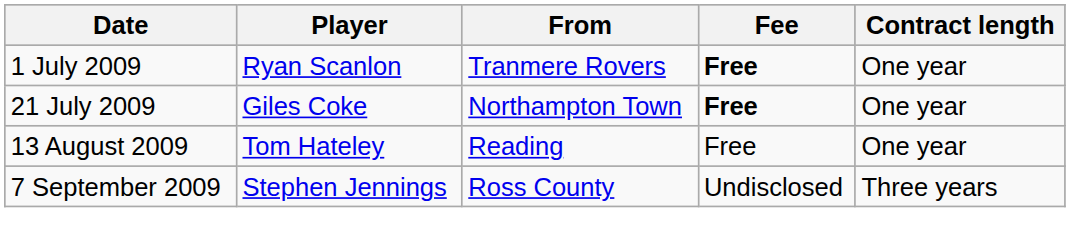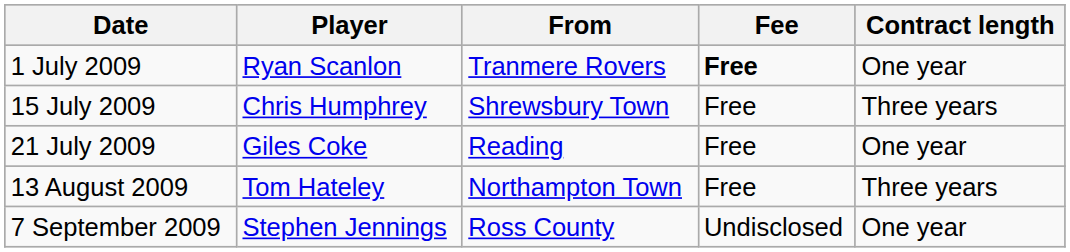+ row: (83, 106)
(575, 106) Northampton Town -> (516, 147) Reading
(731, 106) bold -> (730, 147) normal
(516, 147) Reading -> (575, 187) Northampton Town
(914, 147) One year -> (930, 187) Three years
(930, 187) Three years -> (914, 227) One year
